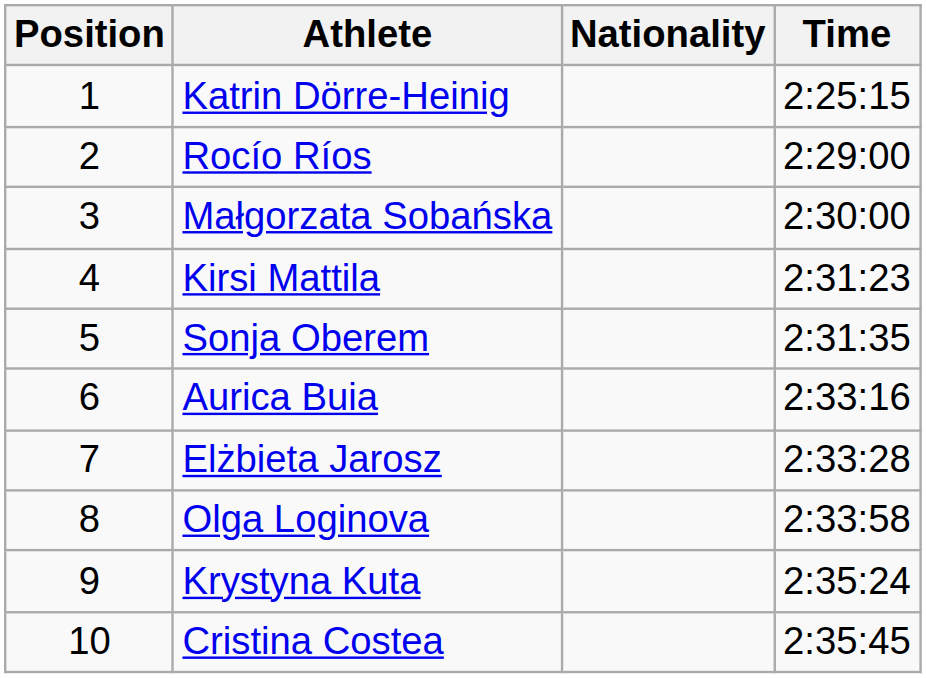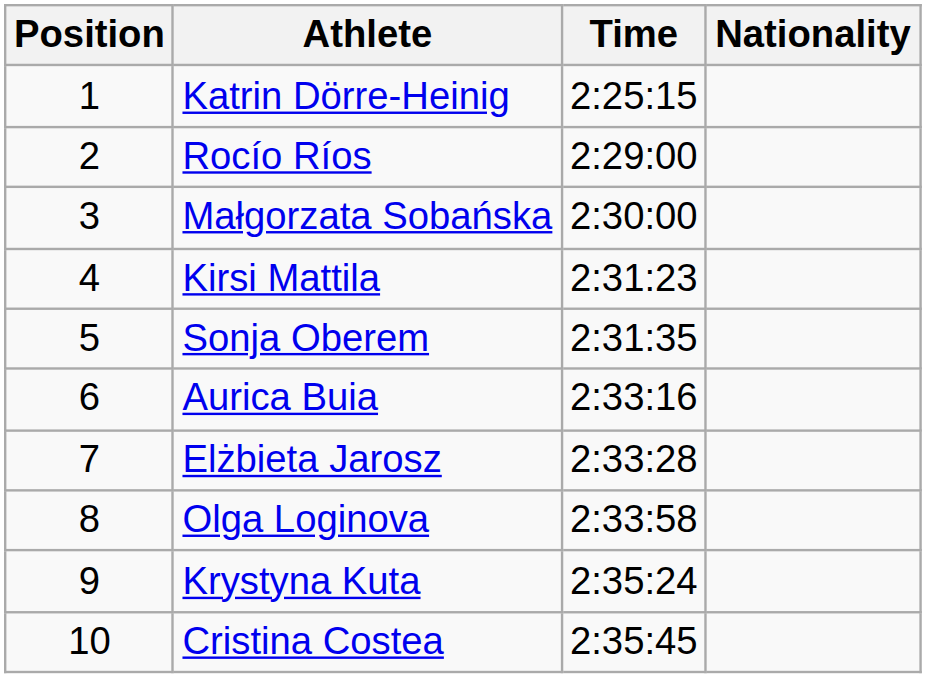columns swapped: (668, 34) <-> (847, 34)
